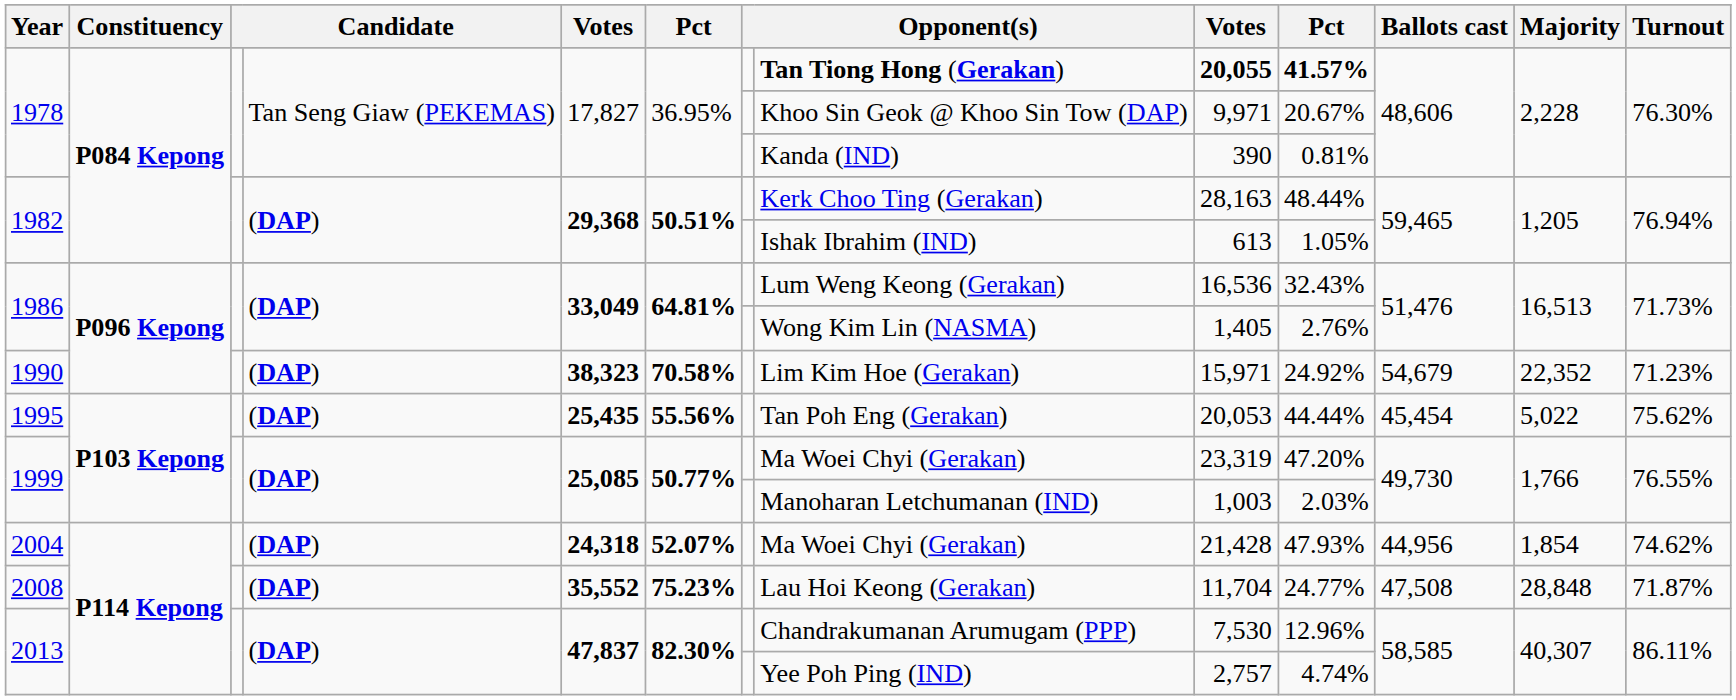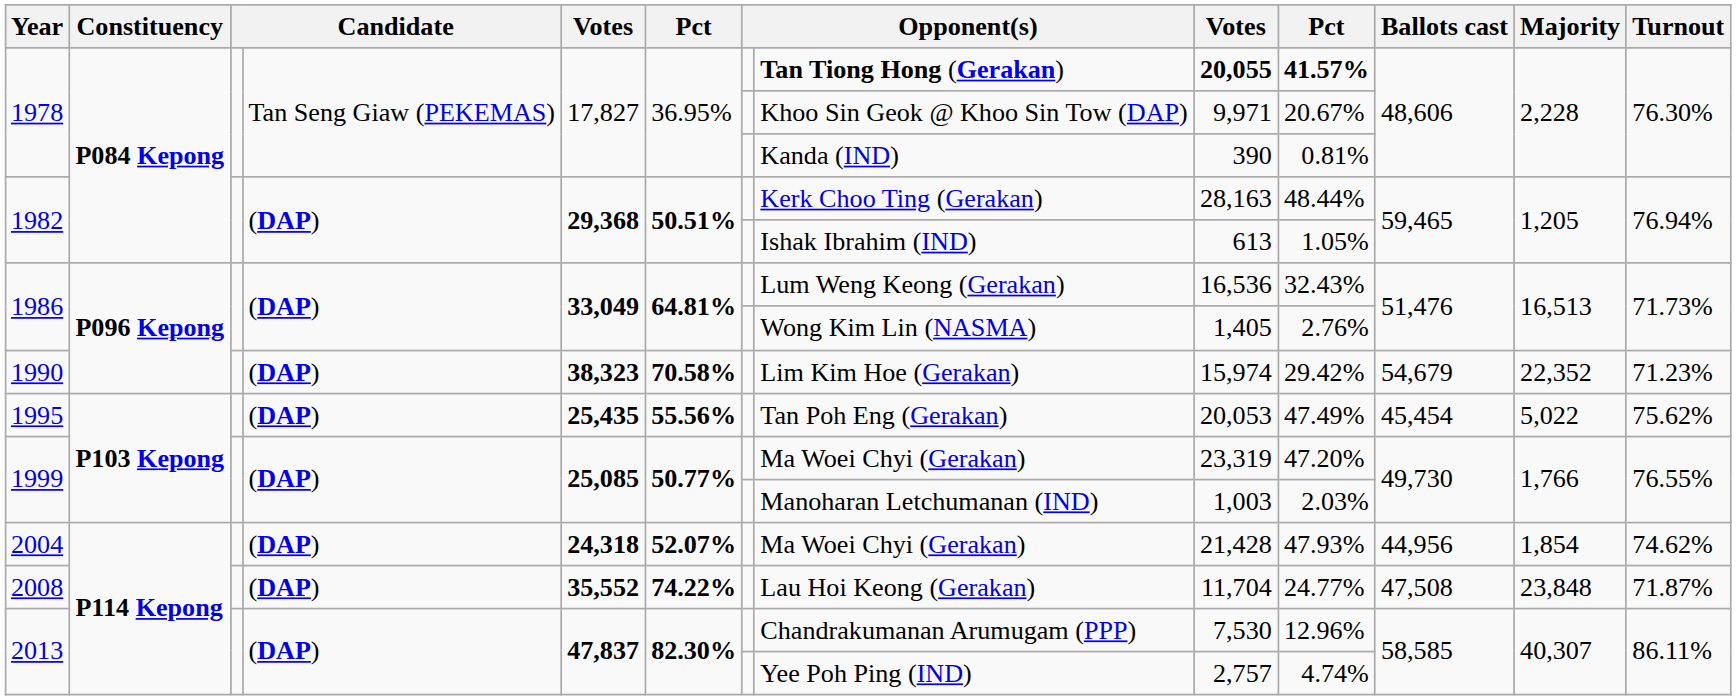(1236, 370) 15,971 -> (1236, 370) 15,974
(1324, 370) 24.92% -> (1324, 370) 29.42%
(1324, 414) 44.44% -> (1324, 414) 47.49%
(694, 586) 75.23% -> (694, 586) 74.22%
(1556, 586) 28,848 -> (1556, 586) 23,848
